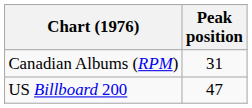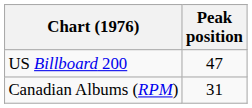rows swapped: (93, 63) <-> (68, 90)
